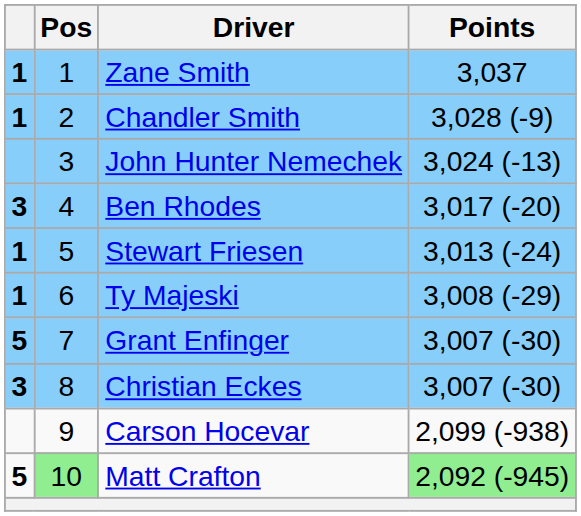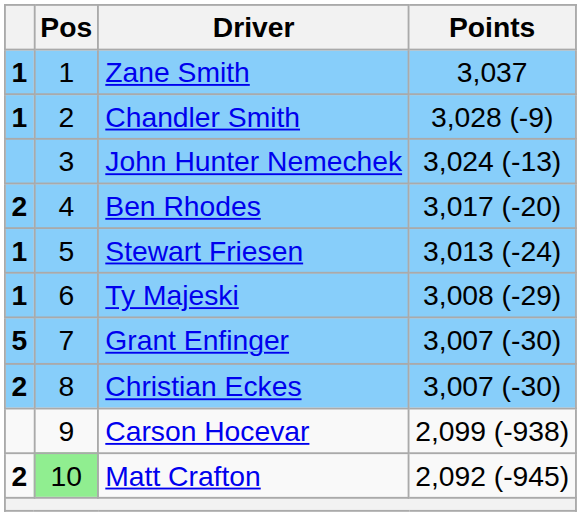(19, 207) 3 -> (19, 207) 2
(19, 386) 3 -> (19, 386) 2
(19, 475) 5 -> (19, 475) 2
(492, 475) lightgreen background -> (492, 475) no background
